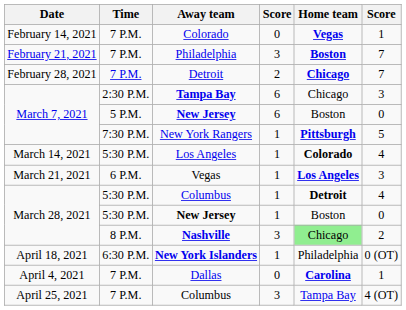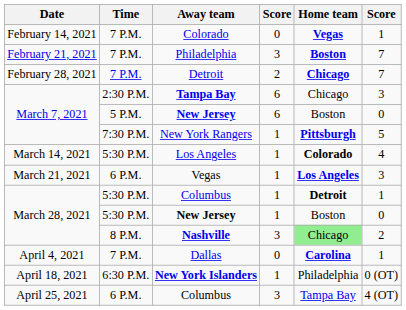(381, 195) 4 -> (381, 195) 1
rows swapped: (52, 275) <-> (52, 255)
(126, 295) 7 P.M. -> (126, 295) 6 P.M.
